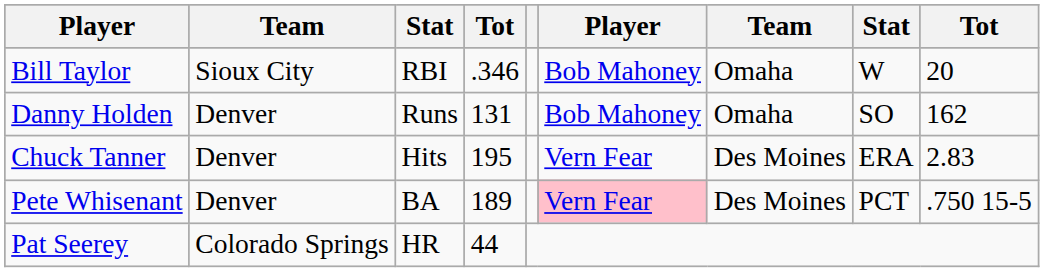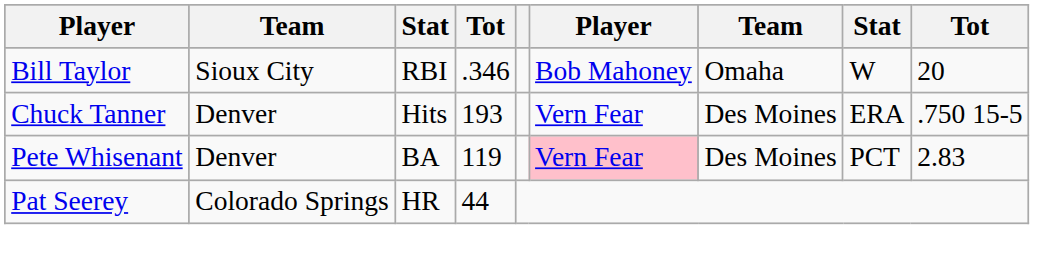- row: (92, 113)
(491, 157) 195 -> (482, 113) 193
(950, 157) 2.83 -> (970, 113) .750 15-5
(491, 200) 189 -> (482, 157) 119
(979, 200) .750 15-5 -> (941, 157) 2.83
